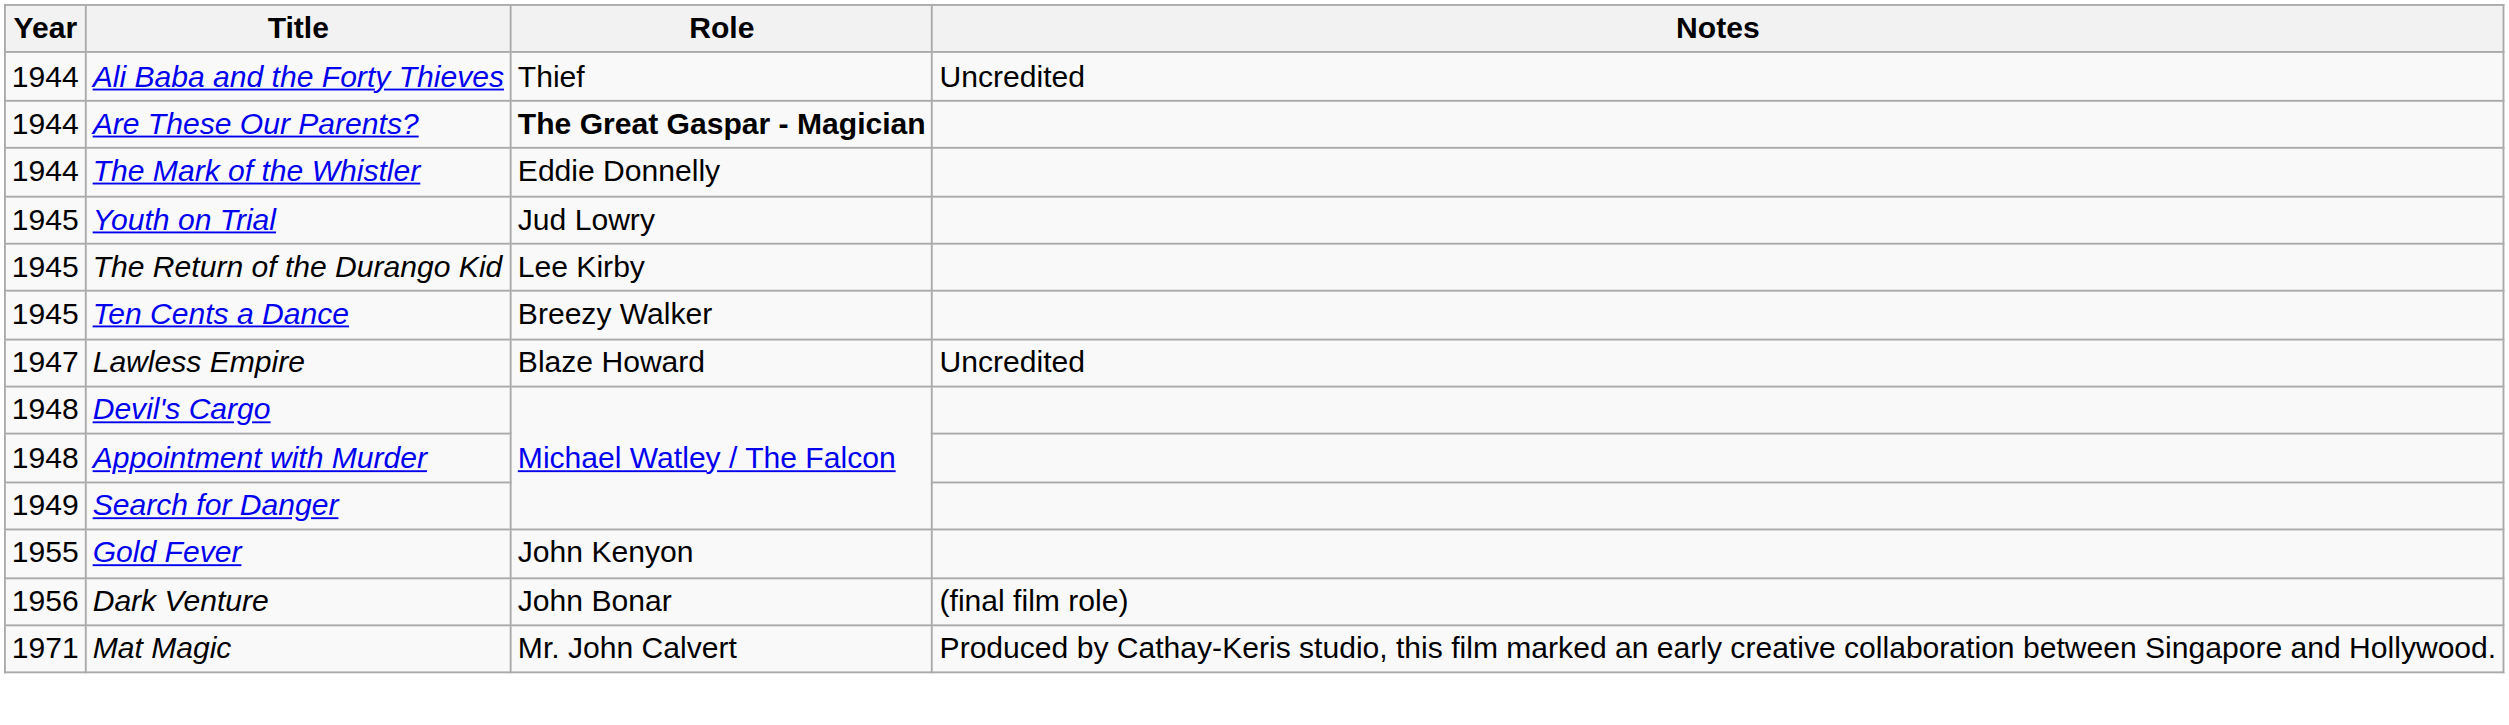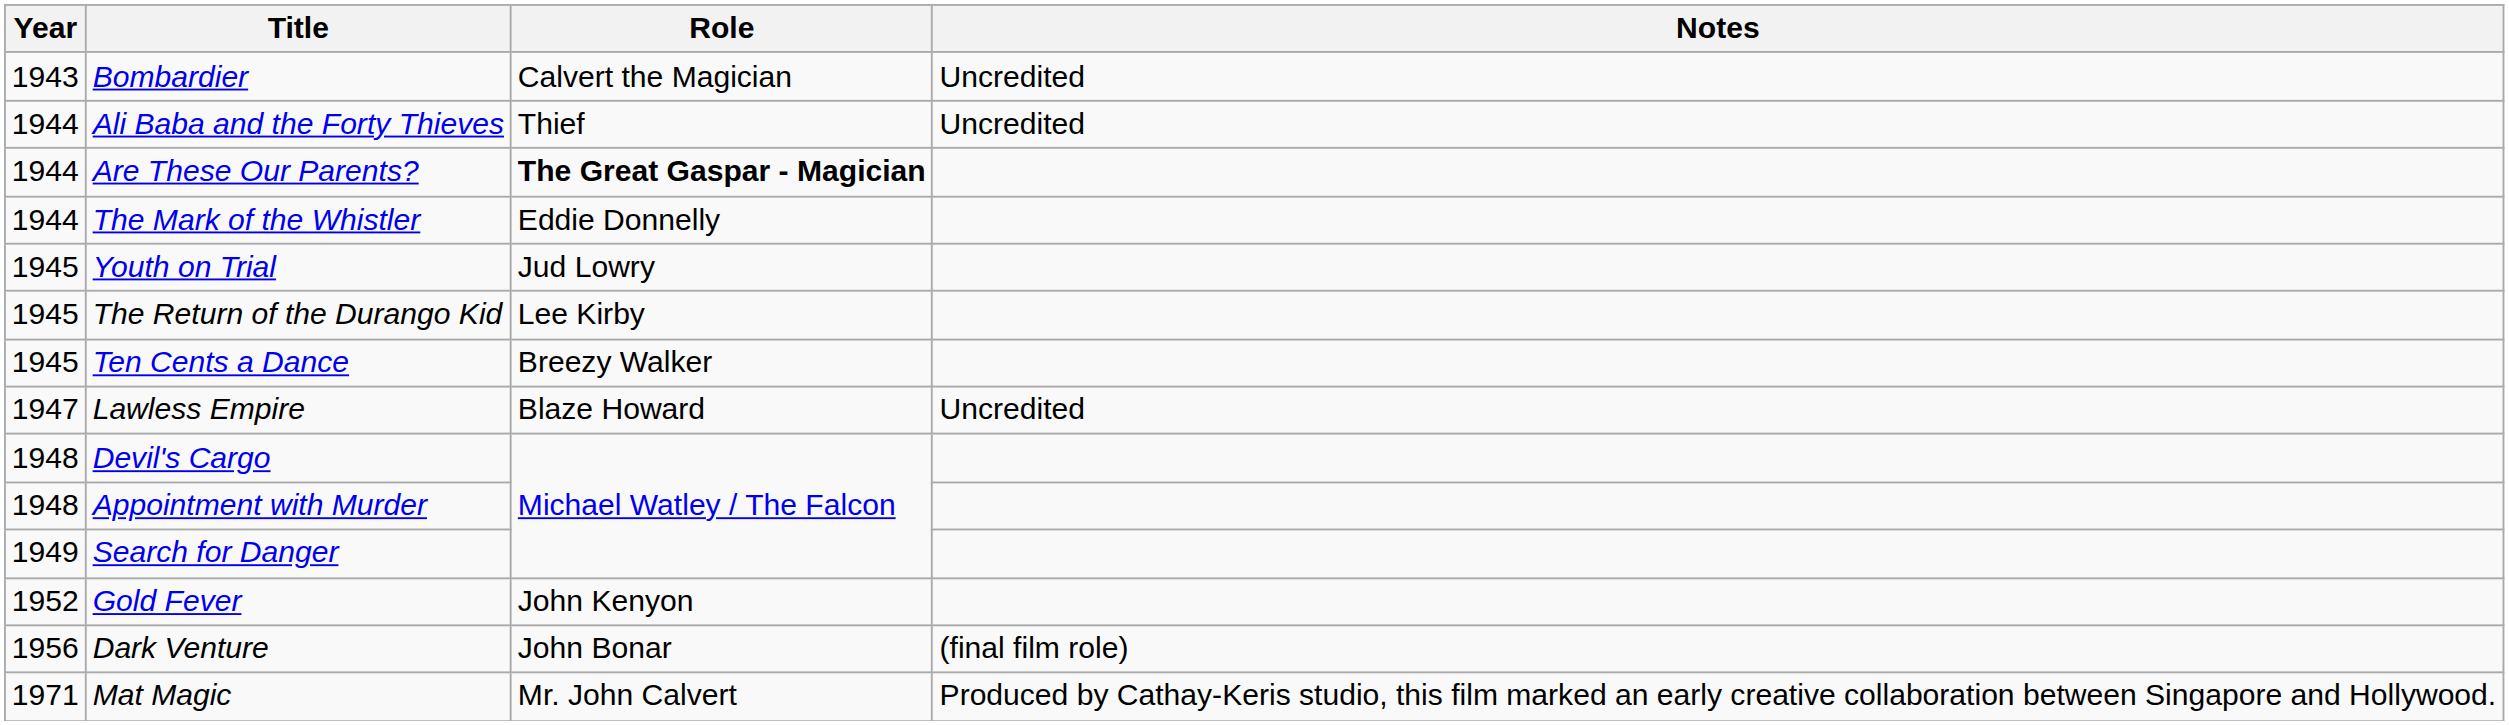+ row: (170, 76)
(45, 553) 1955 -> (45, 600) 1952
